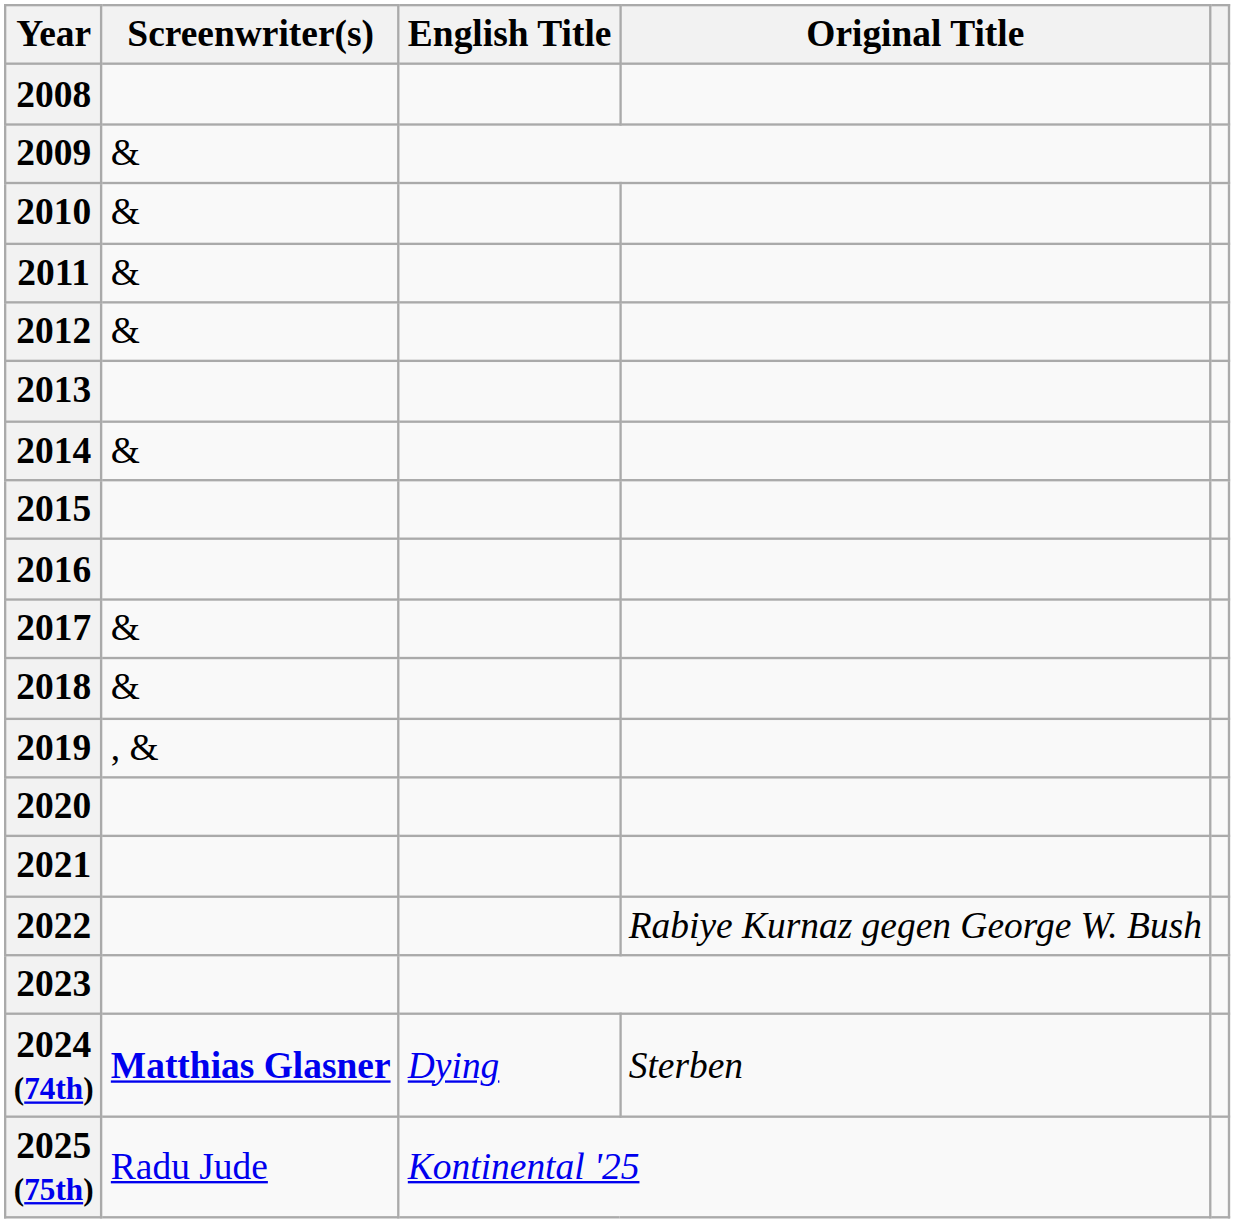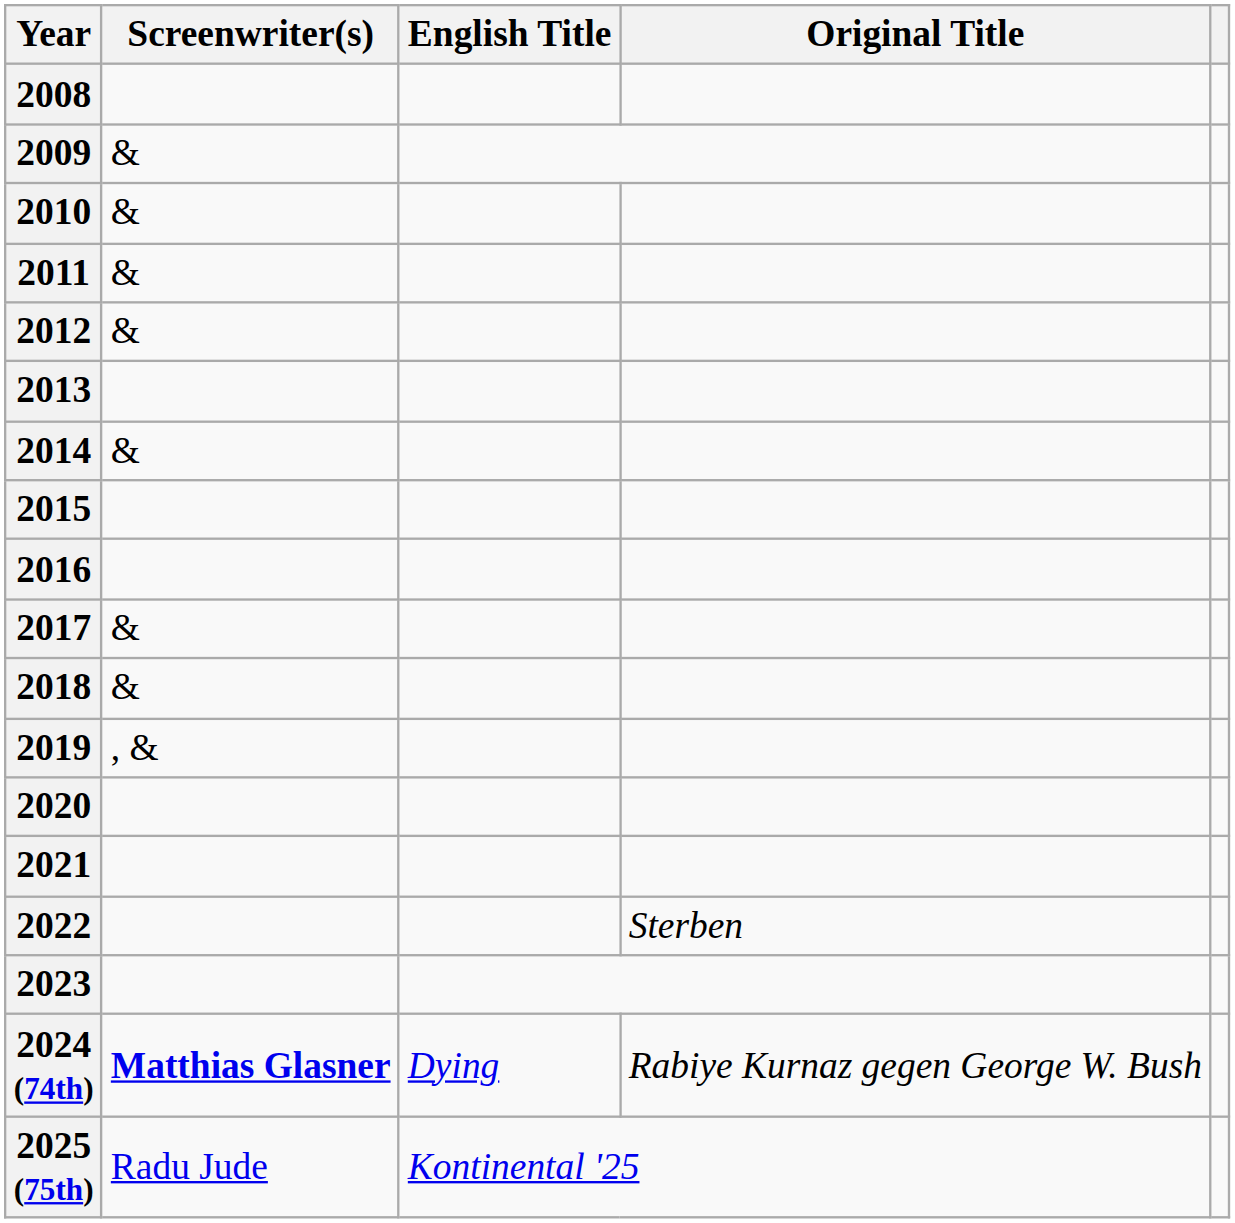(915, 924) Rabiye Kurnaz gegen George W. Bush -> (686, 924) Sterben
(686, 1064) Sterben -> (915, 1064) Rabiye Kurnaz gegen George W. Bush
